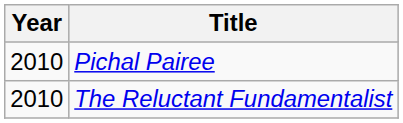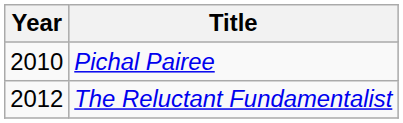(37, 99) 2010 -> (37, 99) 2012
